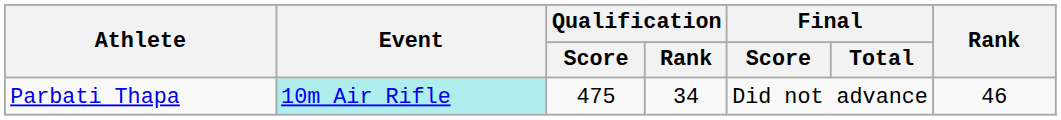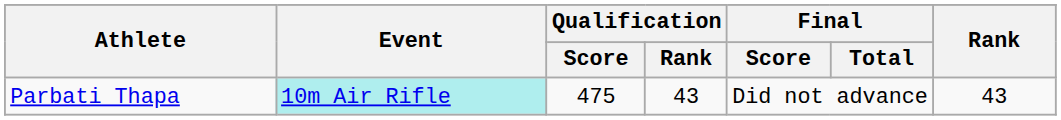(686, 96) 34 -> (686, 96) 43
(994, 96) 46 -> (994, 96) 43
